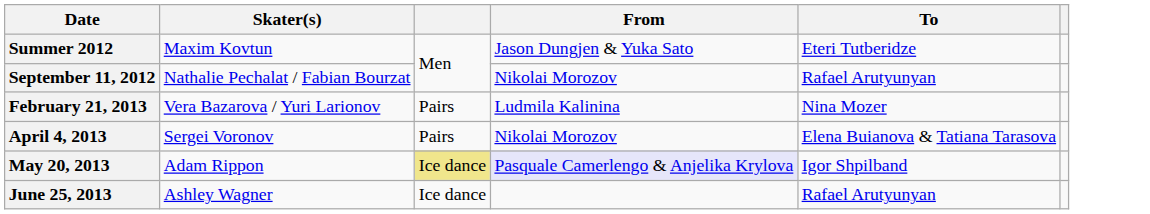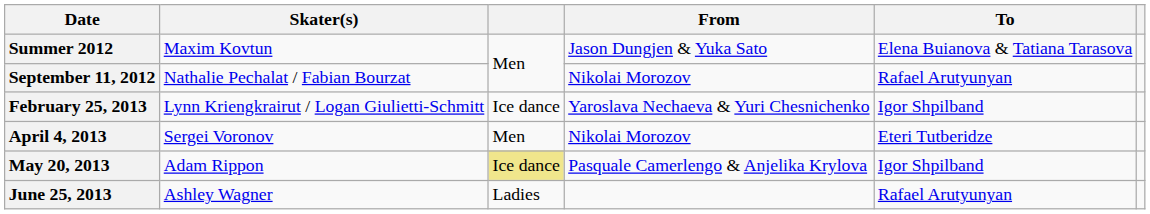(859, 48) Eteri Tutberidze -> (1005, 48) Elena Buianova & Tatiana Tarasova
- row: (78, 107)
+ row: (78, 107)
(437, 136) Pairs -> (509, 136) Men
(929, 136) Elena Buianova & Tatiana Tarasova -> (935, 136) Eteri Tutberidze
(644, 165) lavender background -> (718, 165) no background
(452, 194) Ice dance -> (516, 194) Ladies
